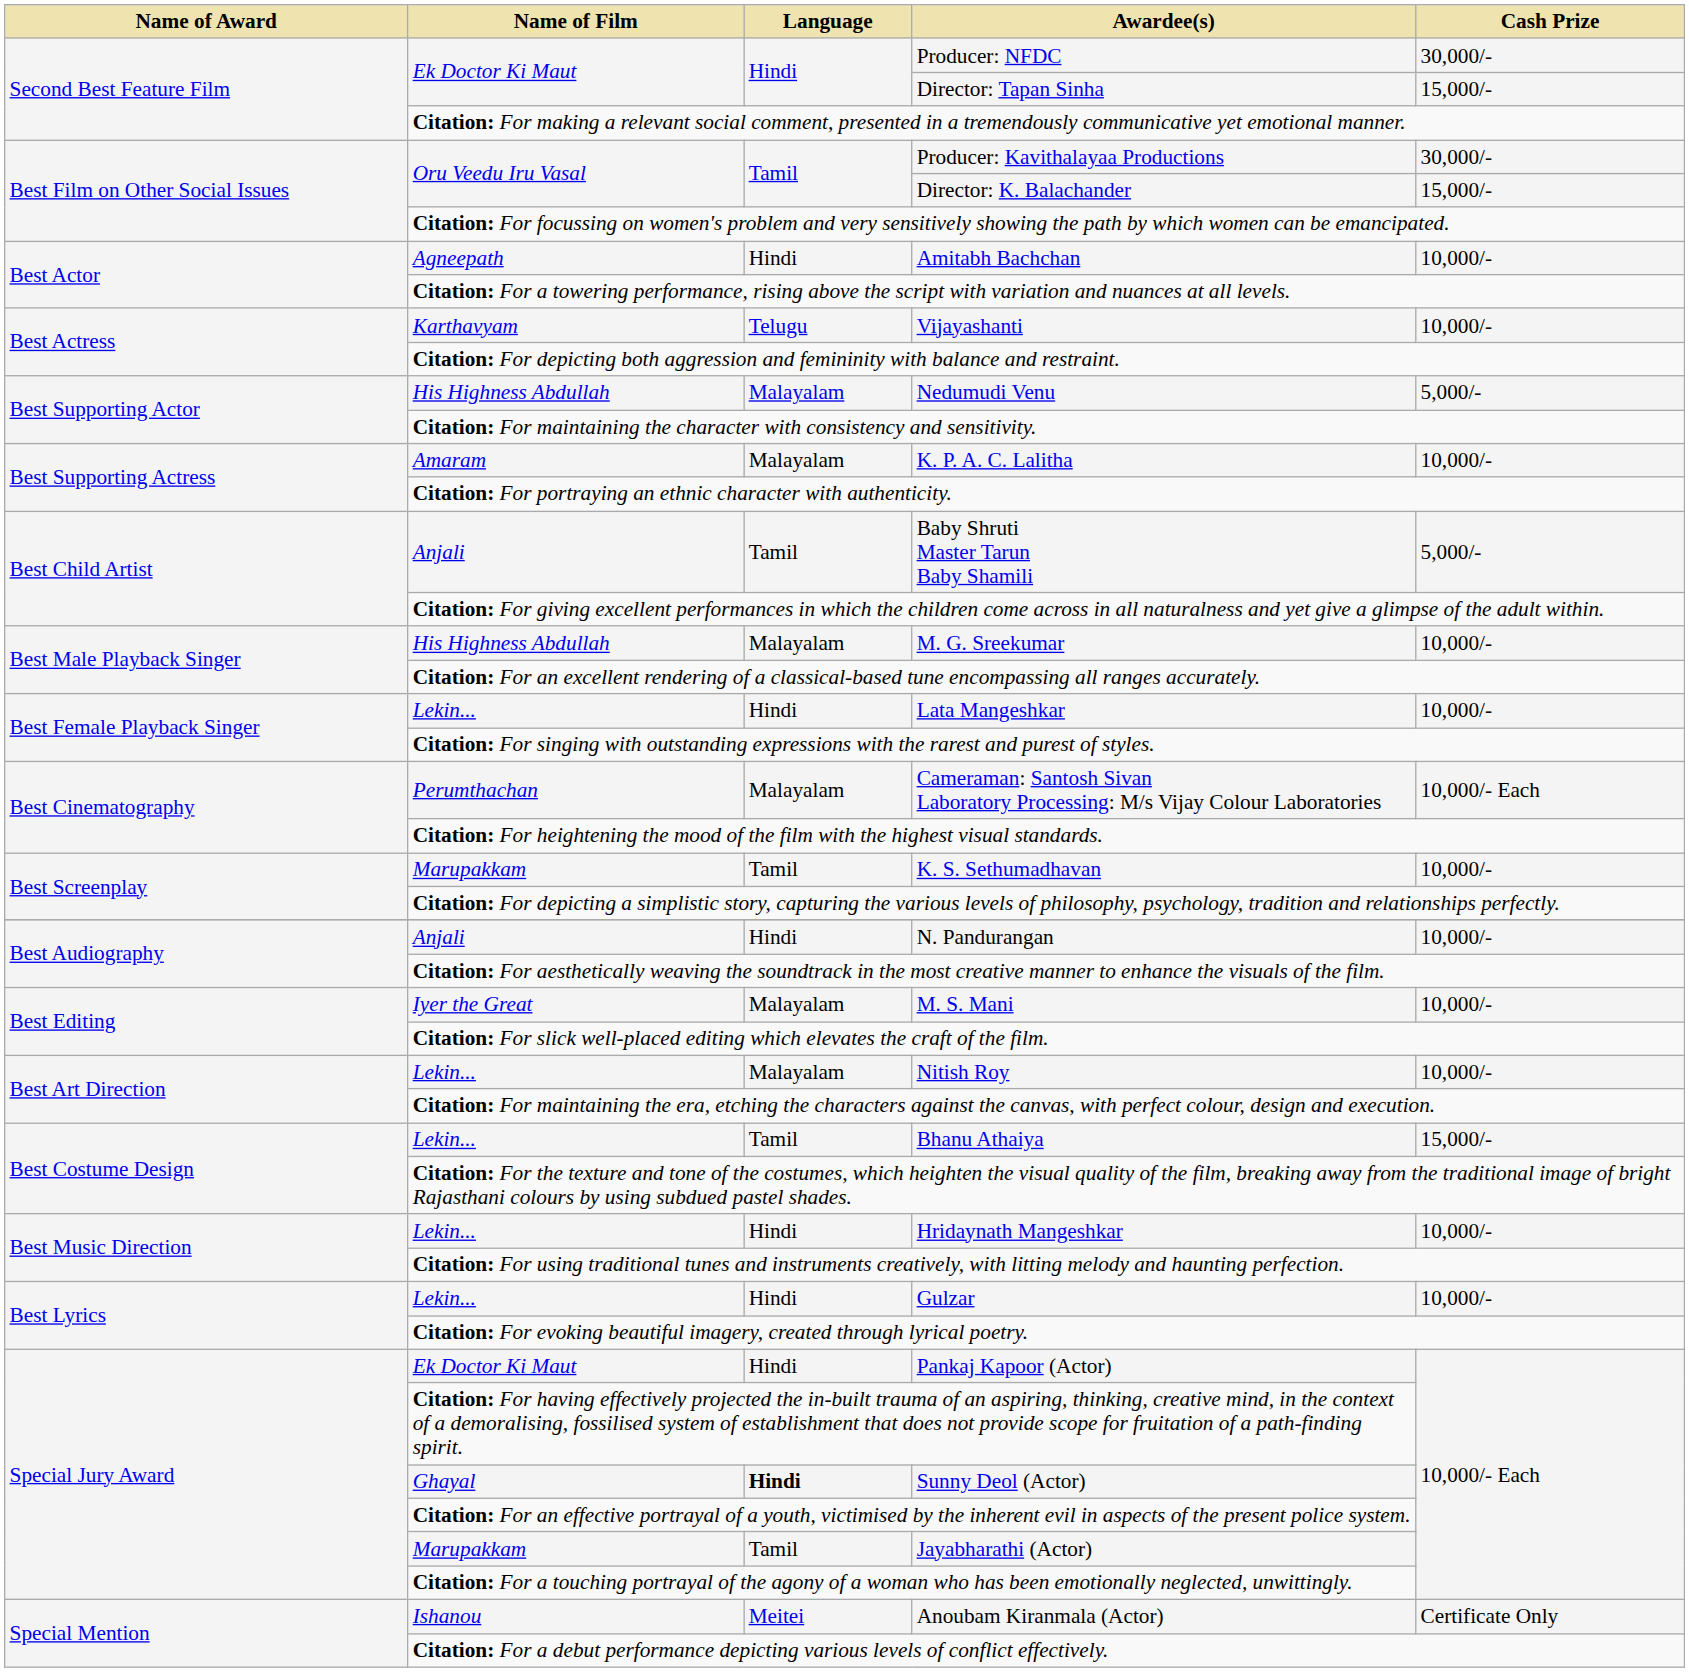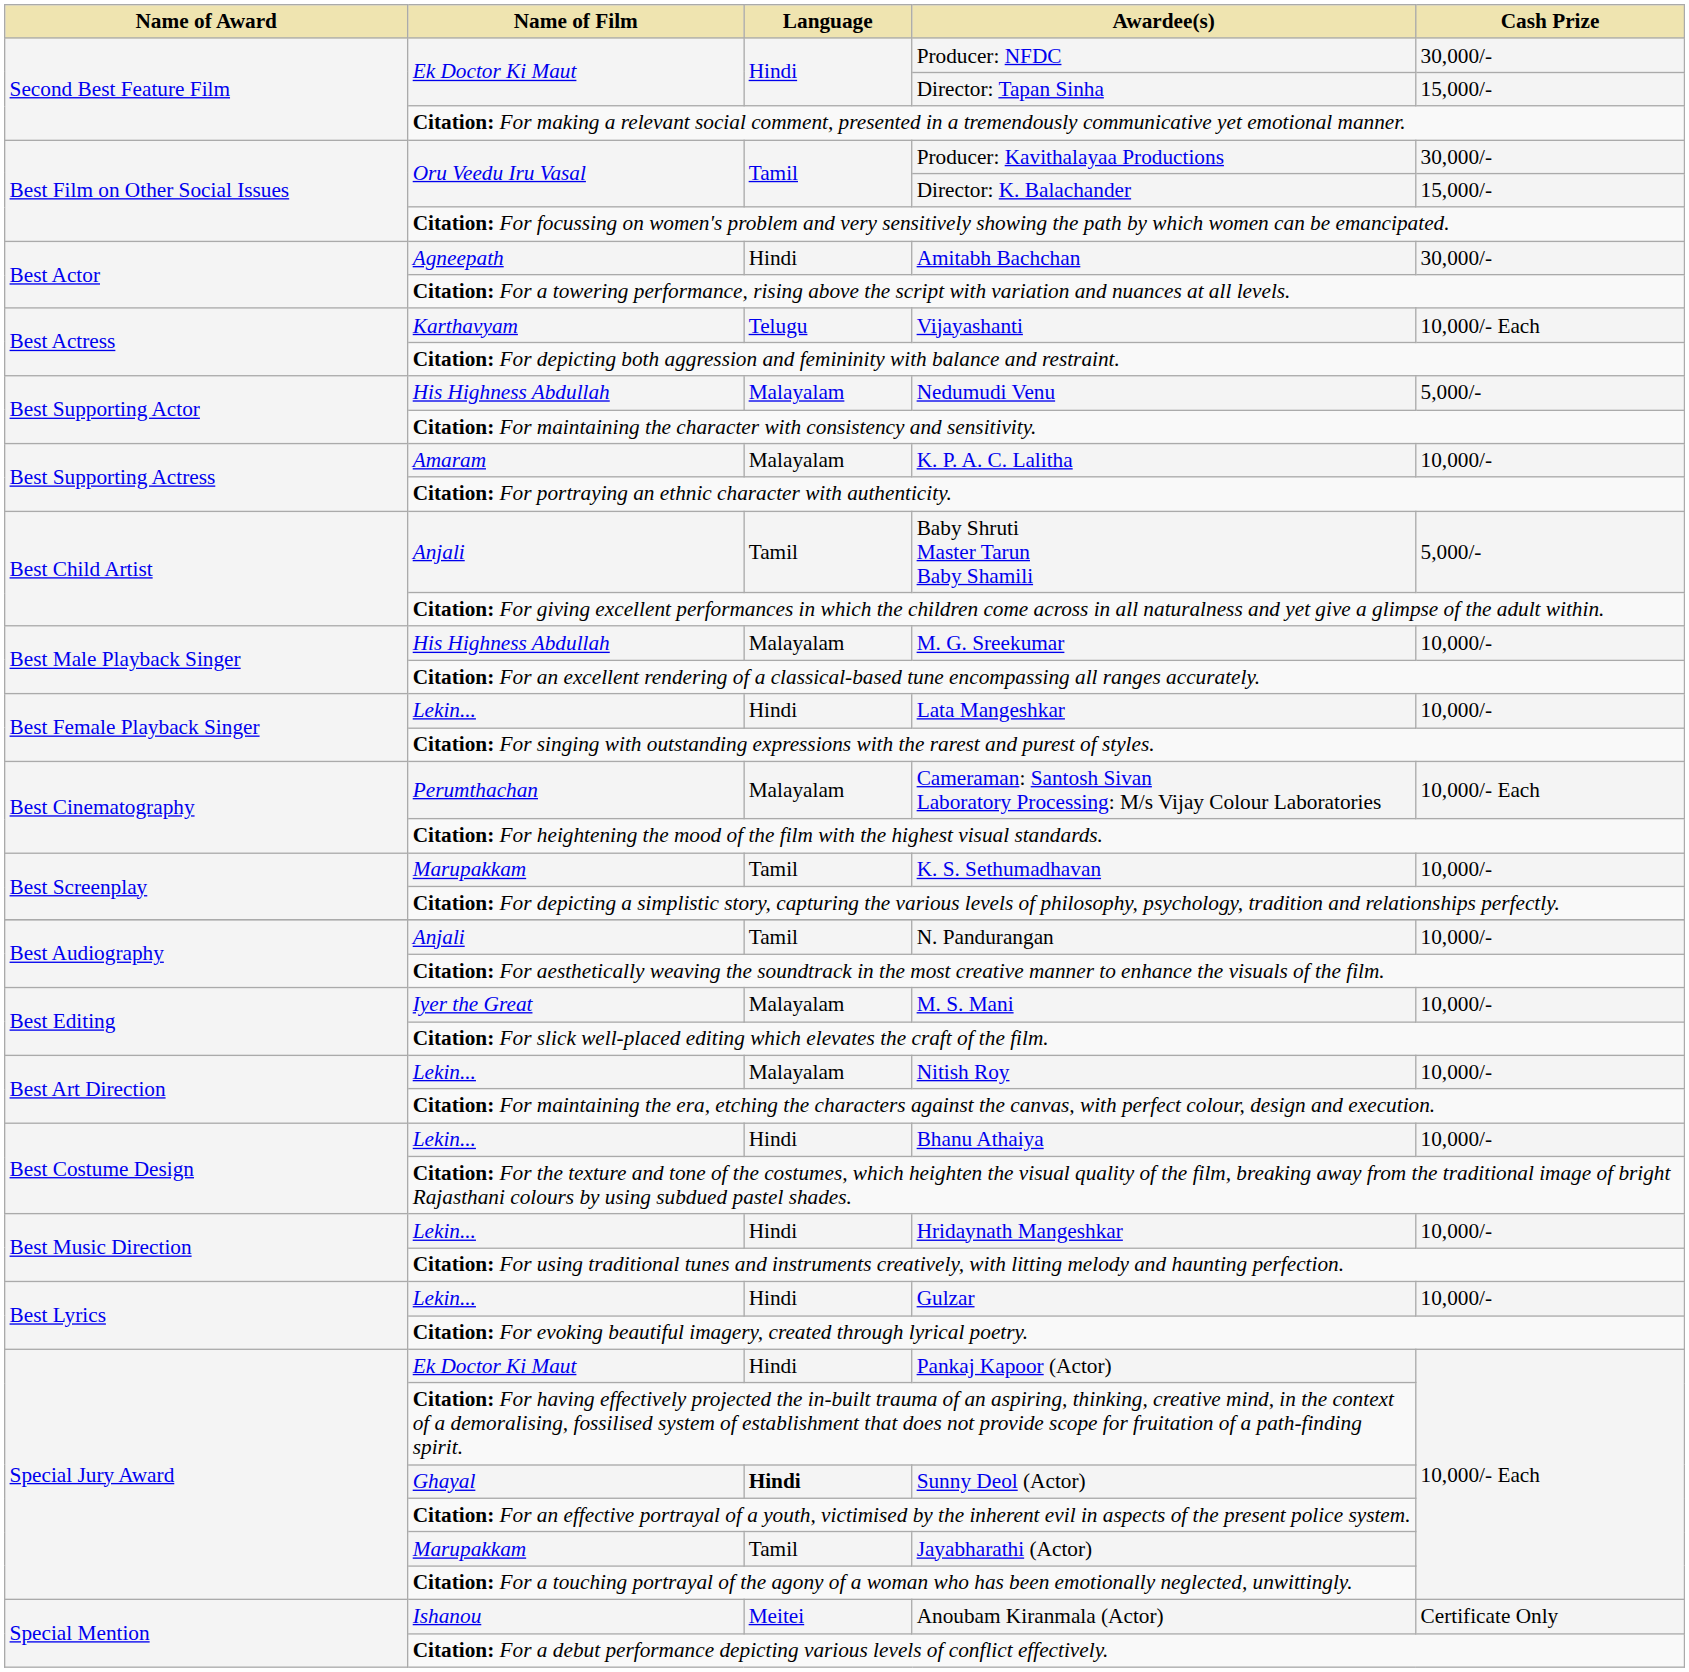(1456, 257) 10,000/- -> (1456, 257) 30,000/-
(1456, 325) 10,000/- -> (1480, 325) 10,000/- Each
(773, 936) Hindi -> (773, 936) Tamil
(773, 1139) Tamil -> (773, 1139) Hindi
(1456, 1139) 15,000/- -> (1456, 1139) 10,000/-
